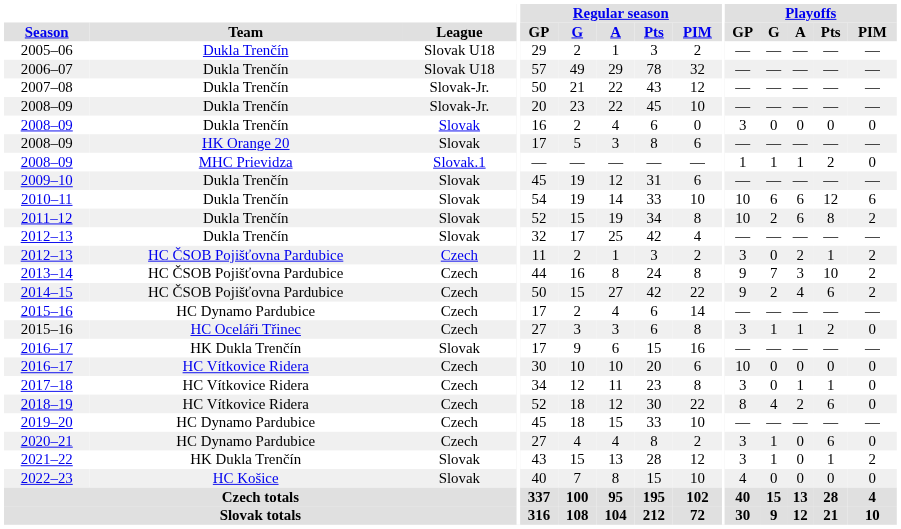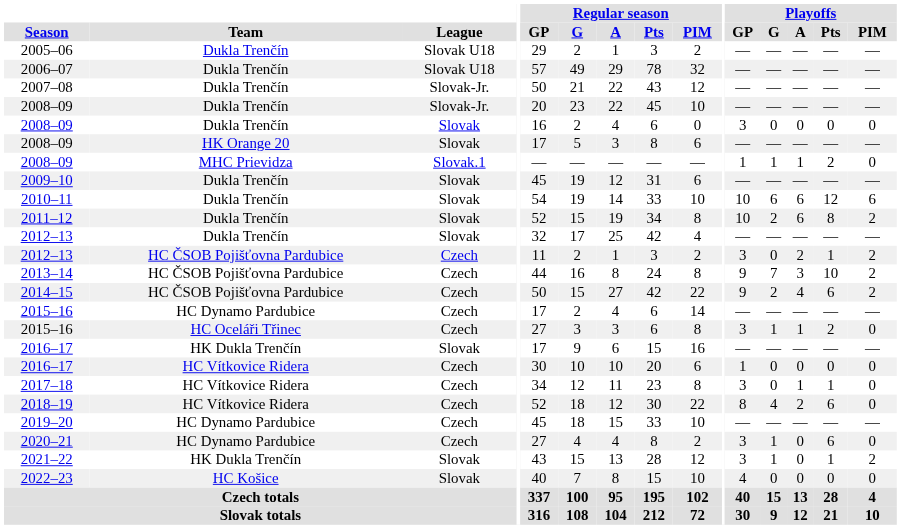(743, 366) 10 -> (743, 366) 1
